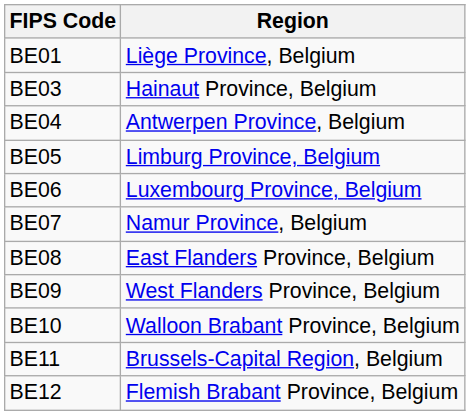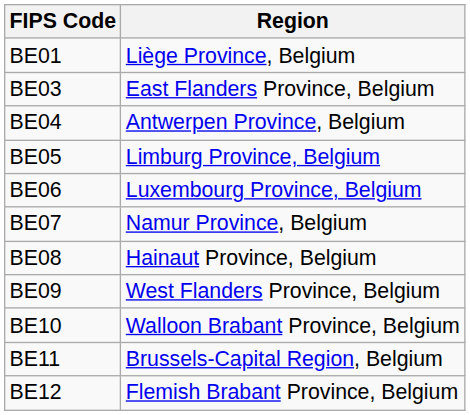(251, 88) Hainaut Province, Belgium -> (280, 88) East Flanders Province, Belgium
(280, 257) East Flanders Province, Belgium -> (251, 257) Hainaut Province, Belgium
